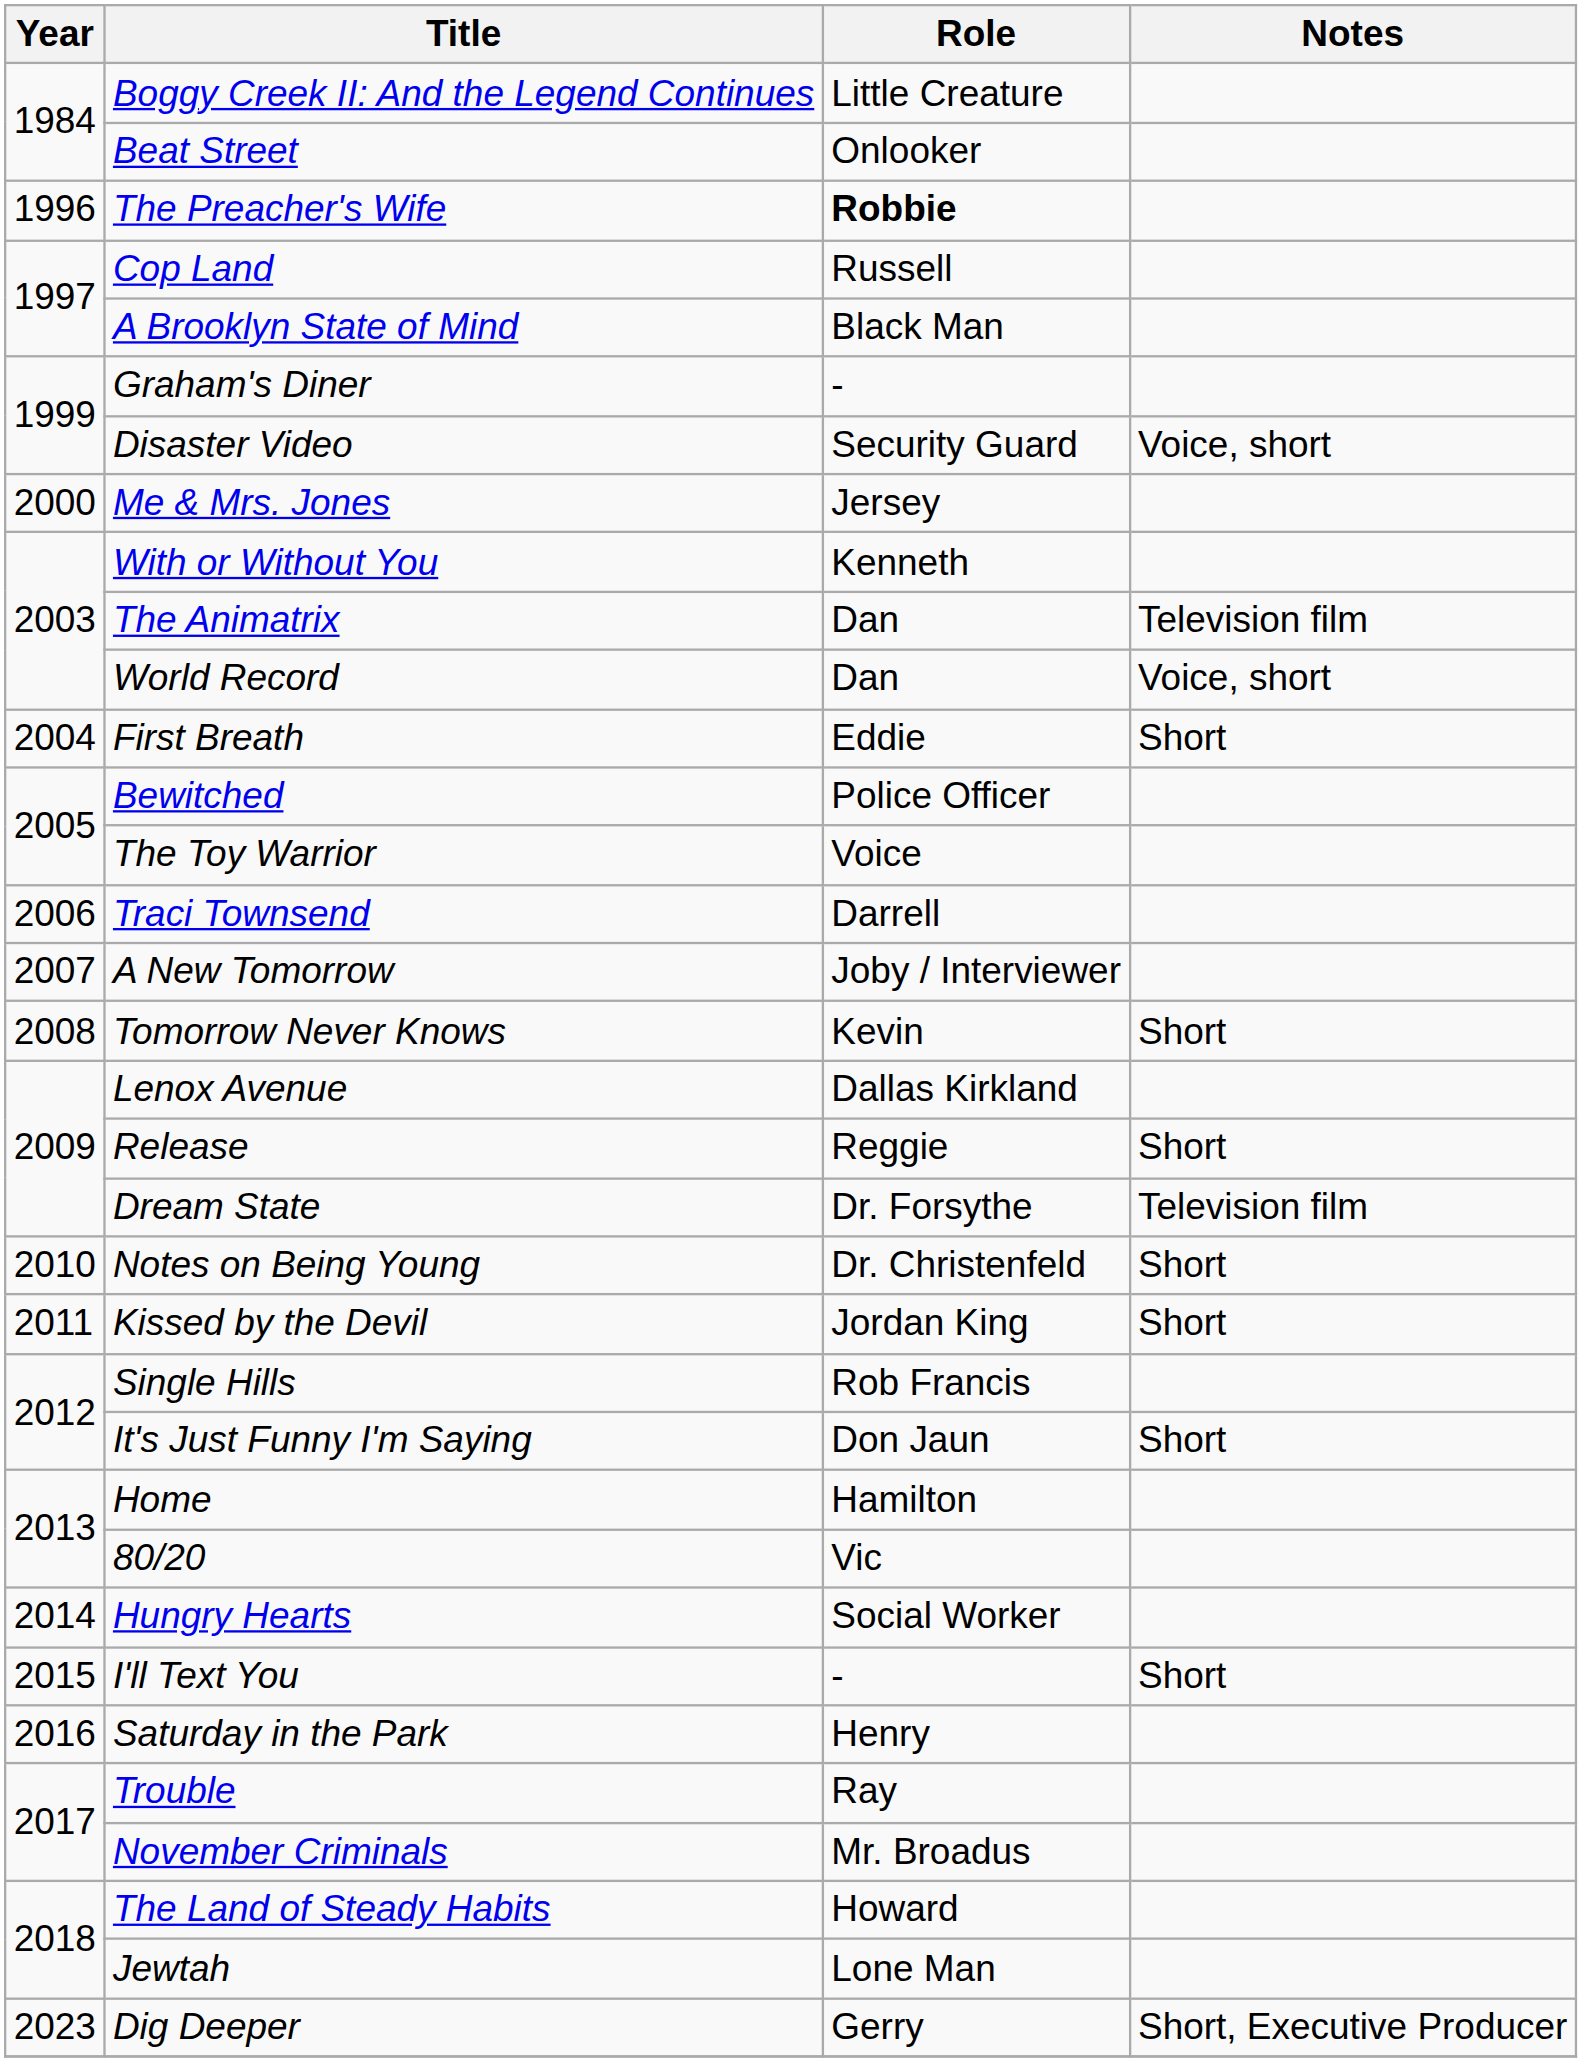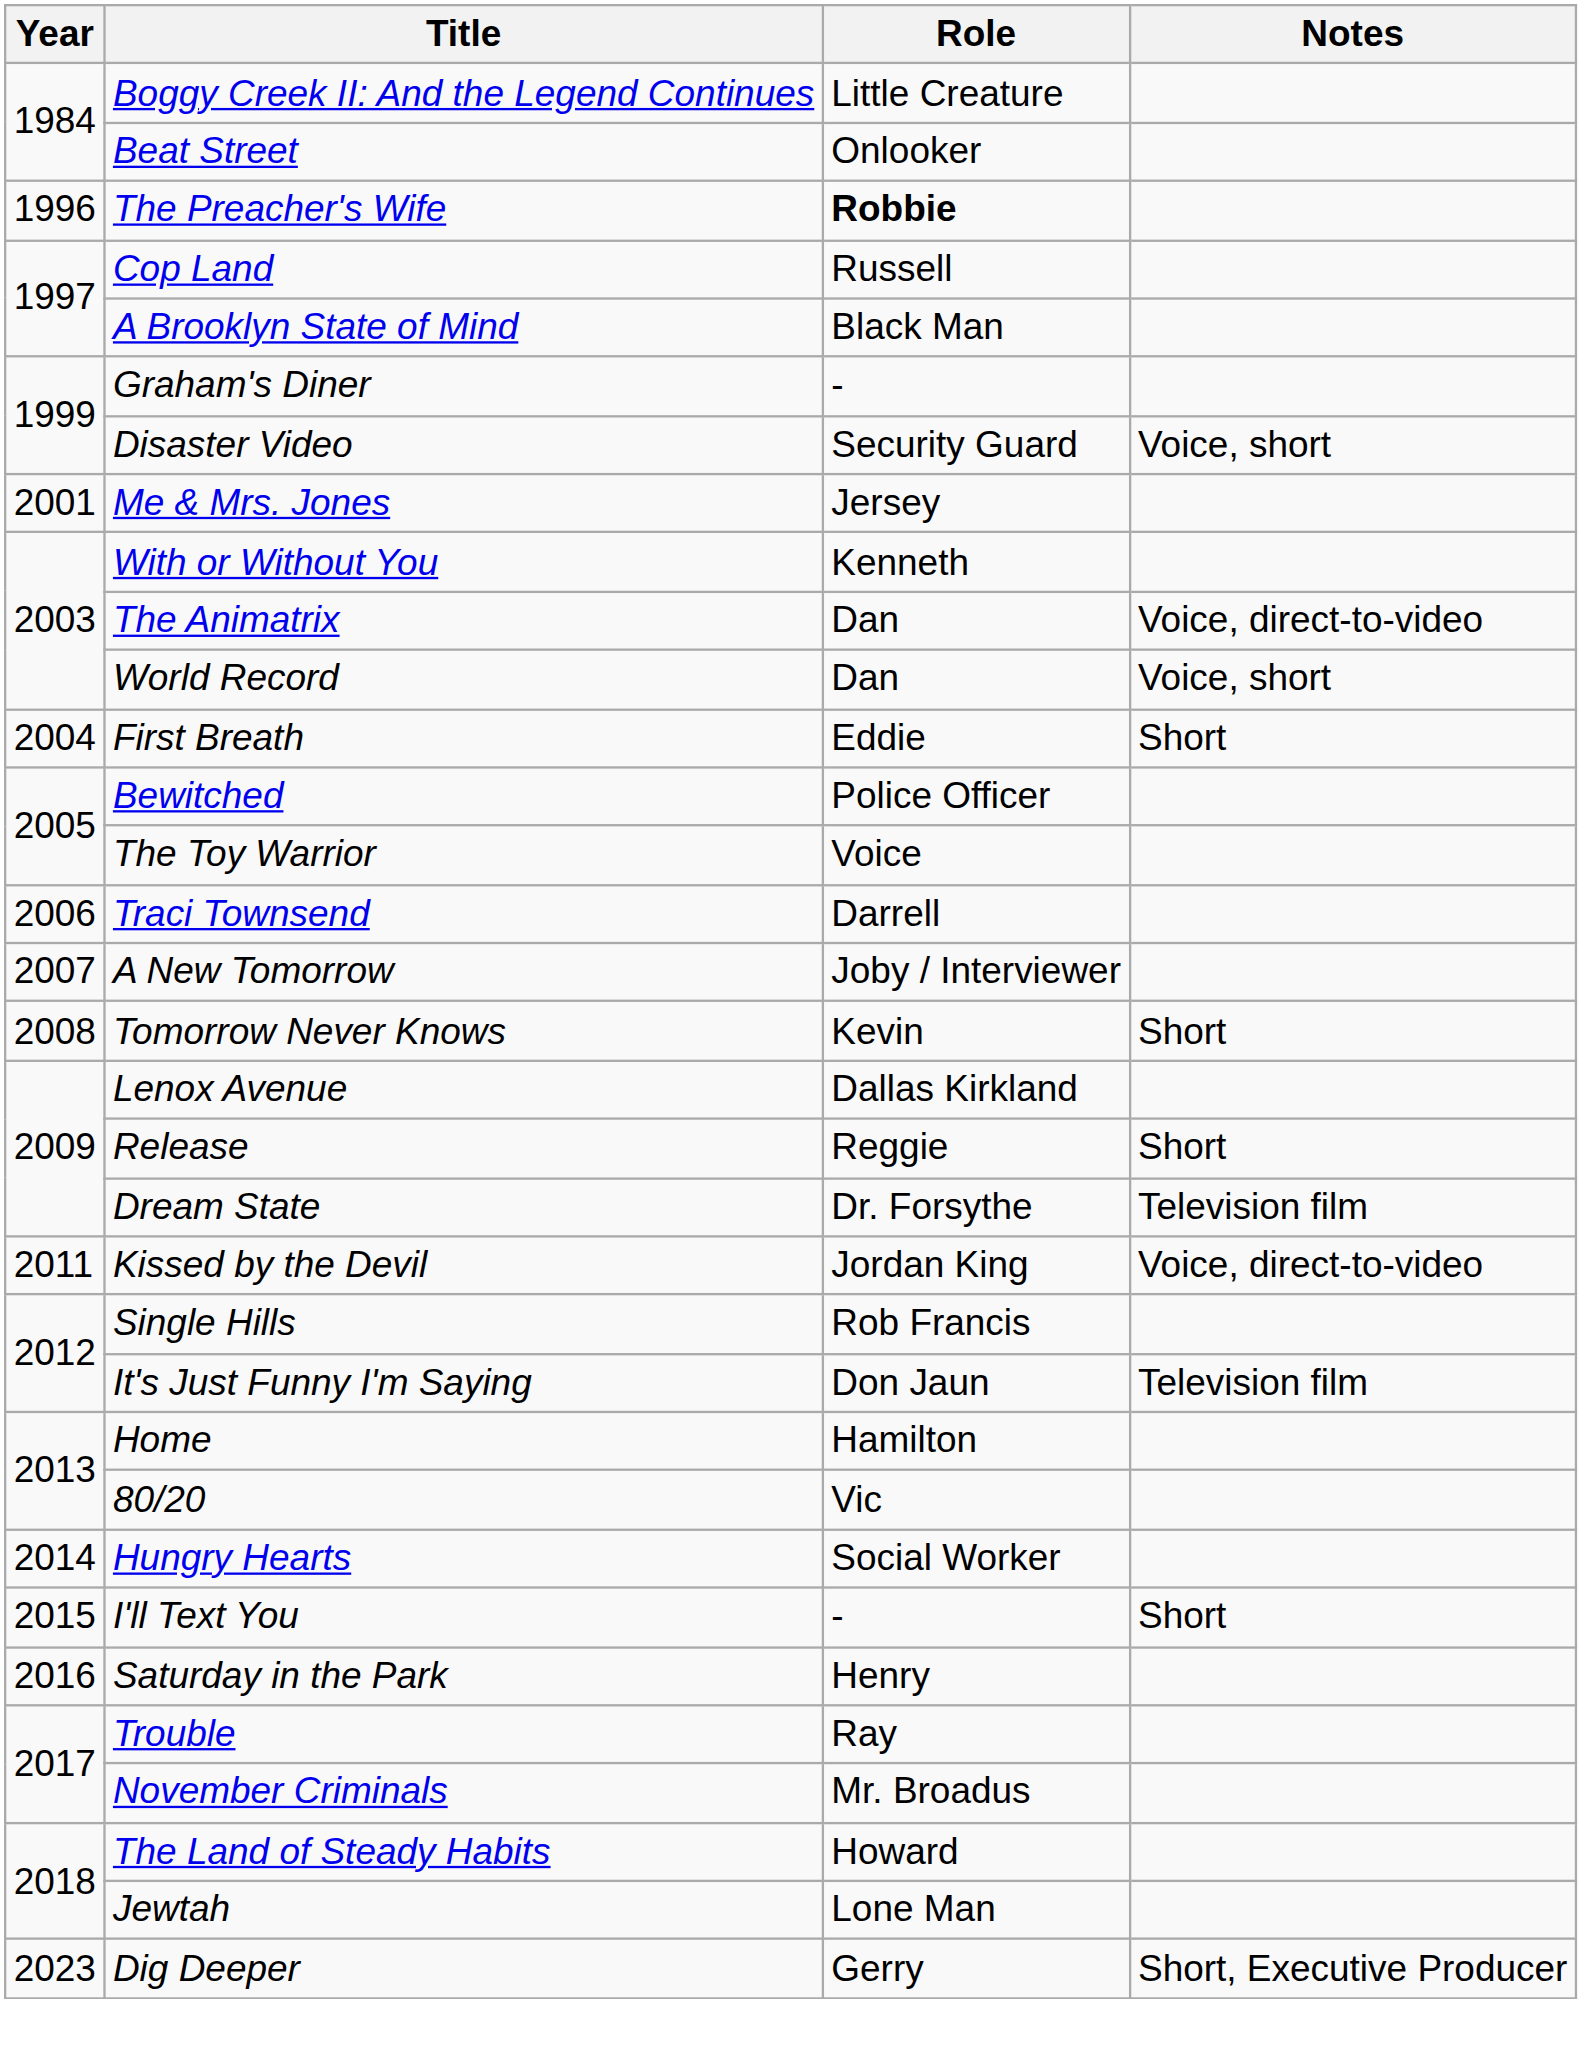(55, 502) 2000 -> (55, 502) 2001
(1253, 619) Television film -> (1311, 619) Voice, direct-to-video
- row: (297, 1264)
(1182, 1323) Short -> (1311, 1264) Voice, direct-to-video
(1182, 1440) Short -> (1253, 1381) Television film
